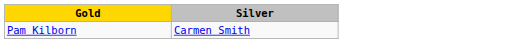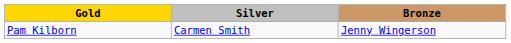+ column: (422, 13)
